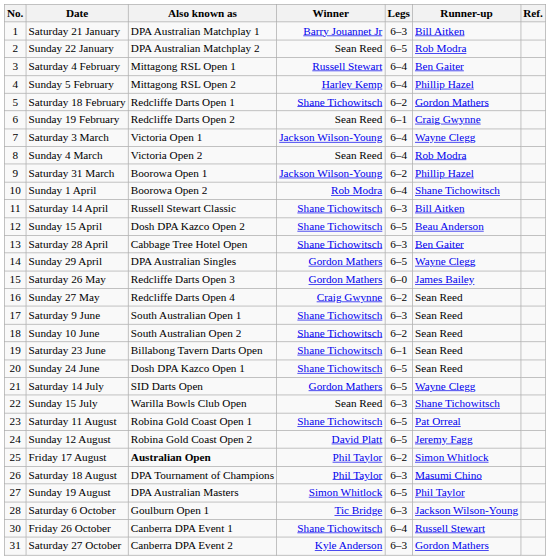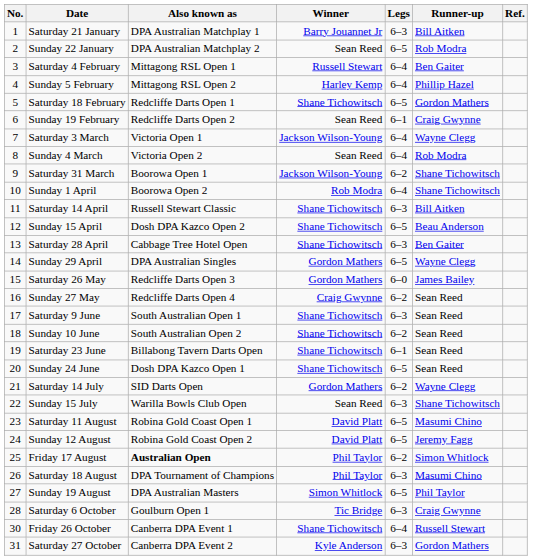(399, 102) 6–2 -> (399, 102) 6–5
(444, 173) Phillip Hazel -> (457, 173) Shane Tichowitsch
(399, 386) 6–5 -> (399, 386) 6–2
(340, 421) Shane Tichowitsch -> (357, 421) David Platt
(438, 421) Pat Orreal -> (448, 421) Masumi Chino
(467, 510) Jackson Wilson-Young -> (448, 510) Craig Gwynne
